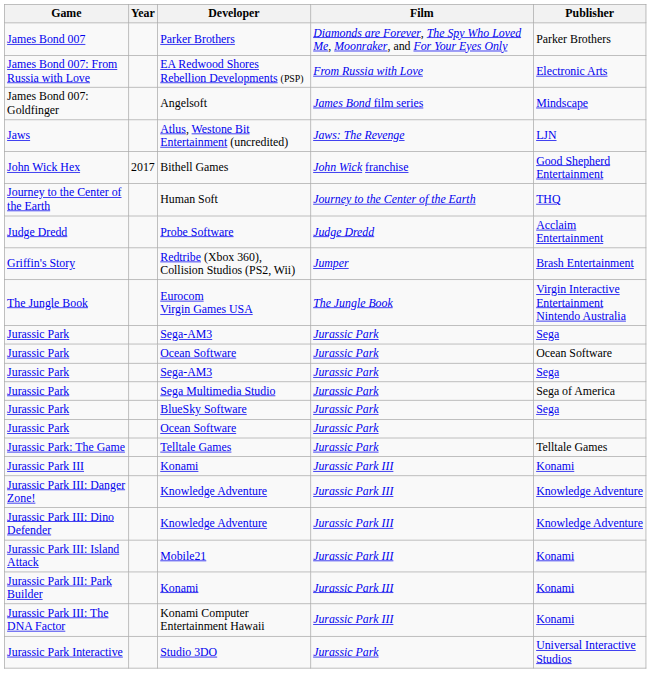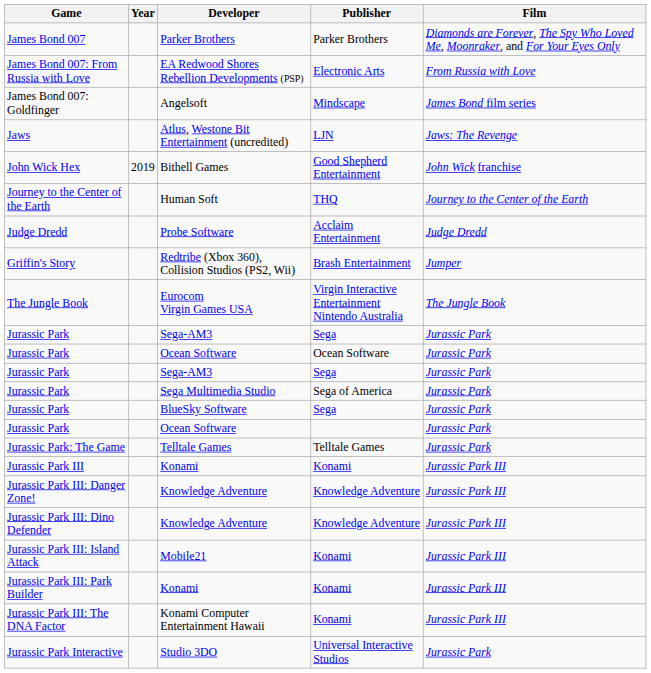columns swapped: (590, 13) <-> (422, 13)
(143, 167) 2017 -> (143, 167) 2019
